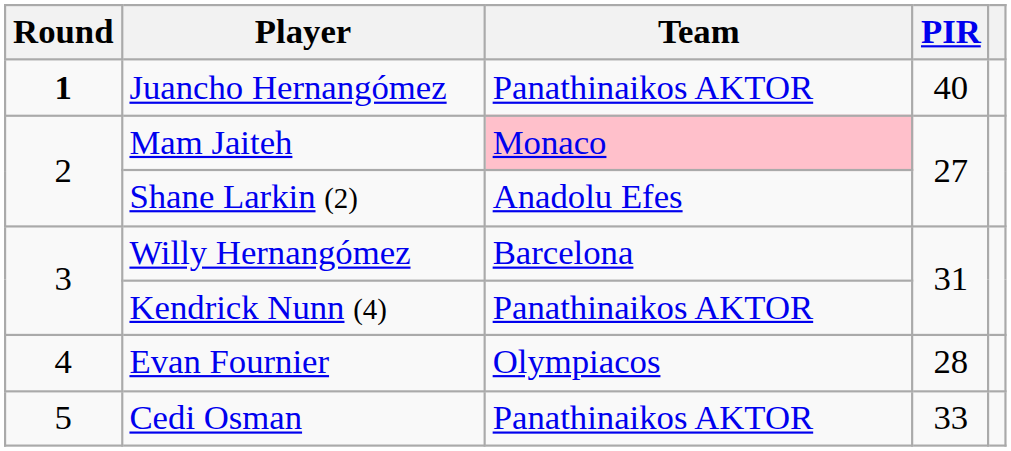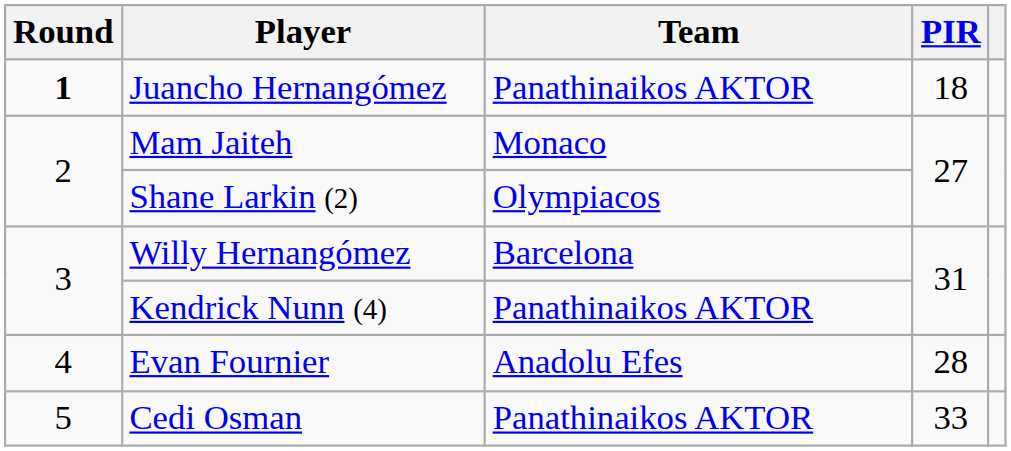(951, 87) 40 -> (951, 87) 18
(550, 142) pink background -> (550, 142) no background
(588, 197) Anadolu Efes -> (577, 197) Olympiacos
(577, 362) Olympiacos -> (588, 362) Anadolu Efes
